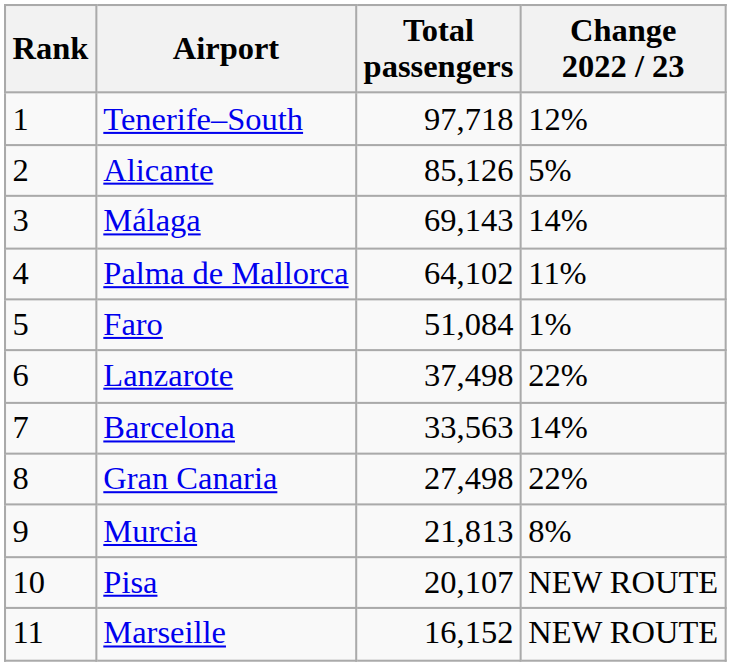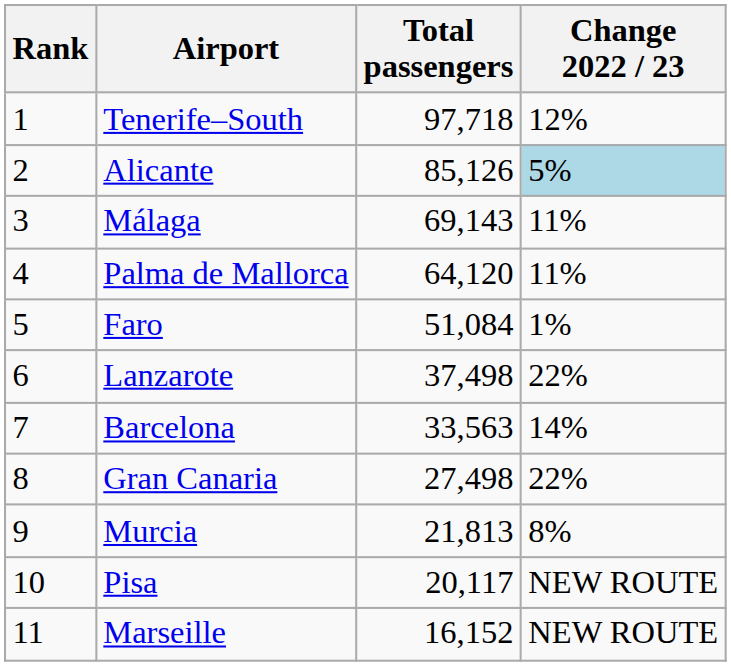(550, 169) no background -> (550, 169) lightblue background
(558, 221) 14% -> (558, 221) 11%
(469, 272) 64,102 -> (469, 272) 64,120
(469, 581) 20,107 -> (469, 581) 20,117
